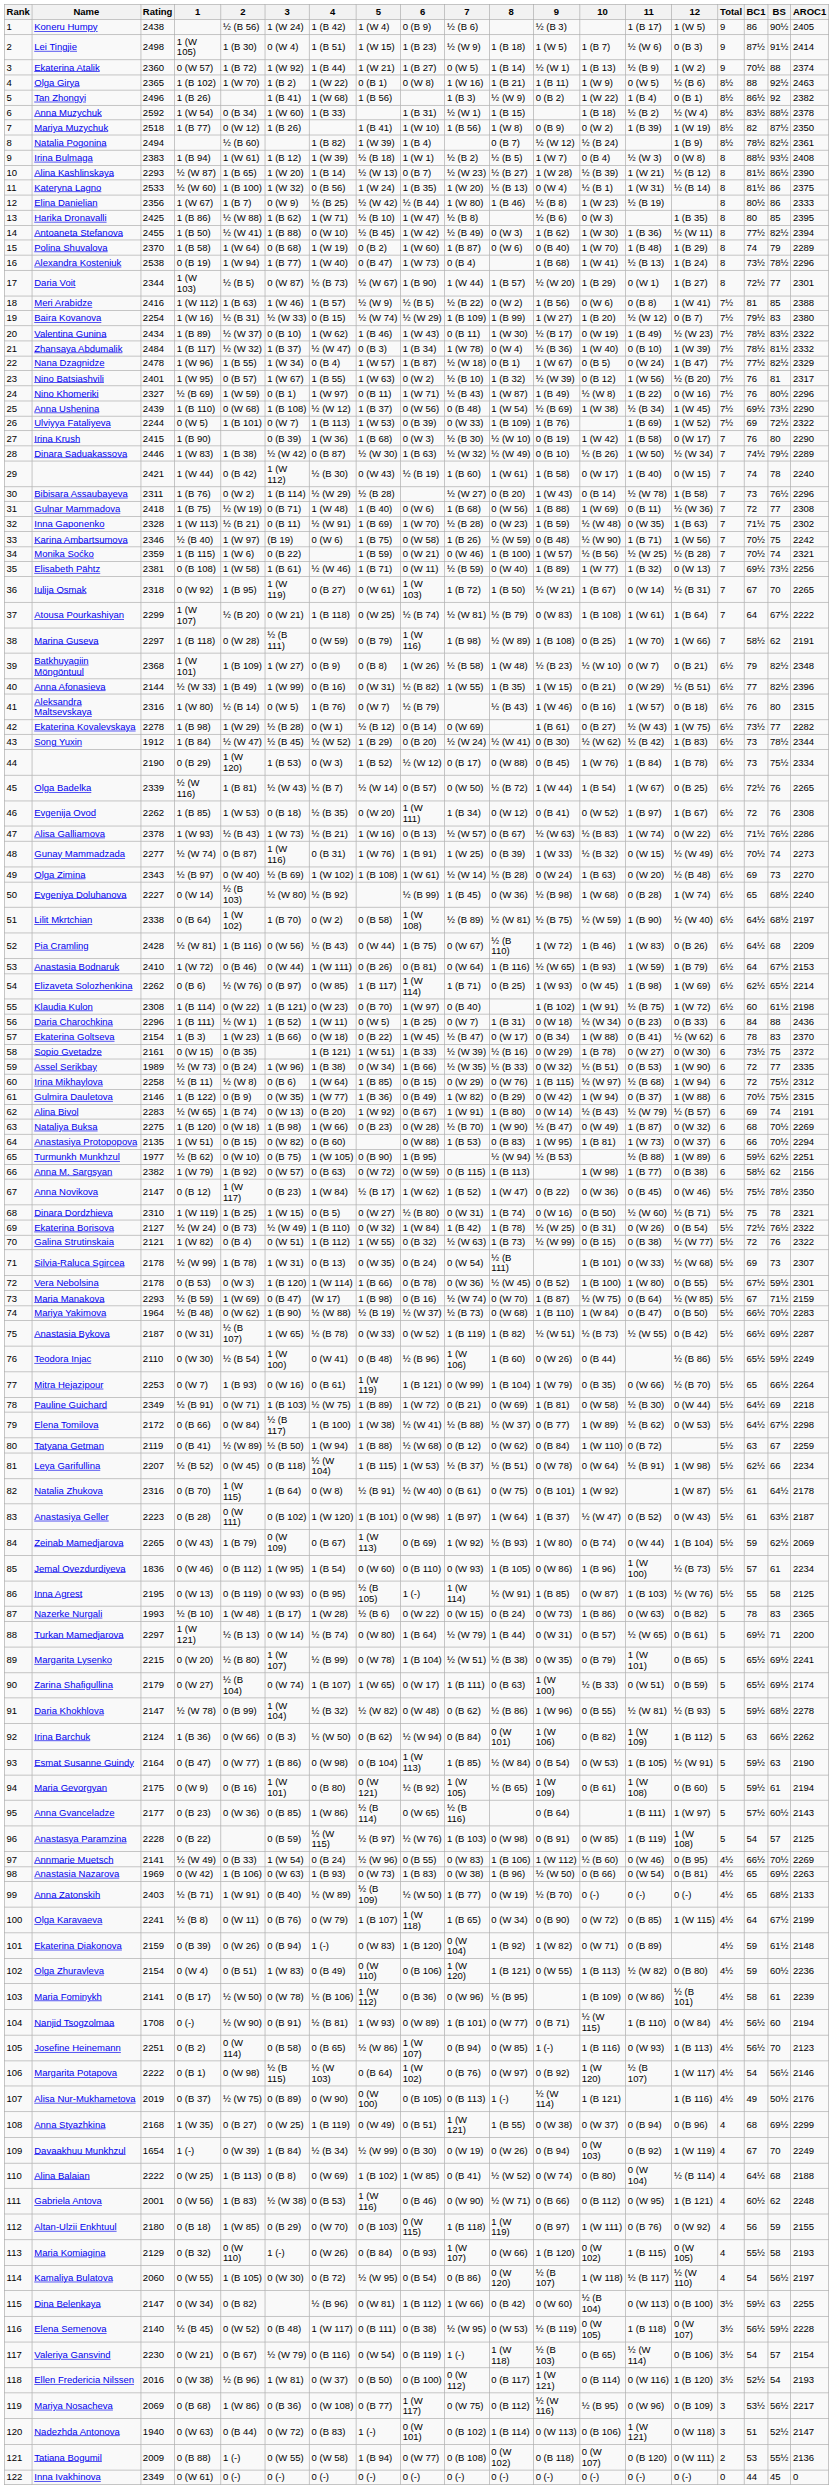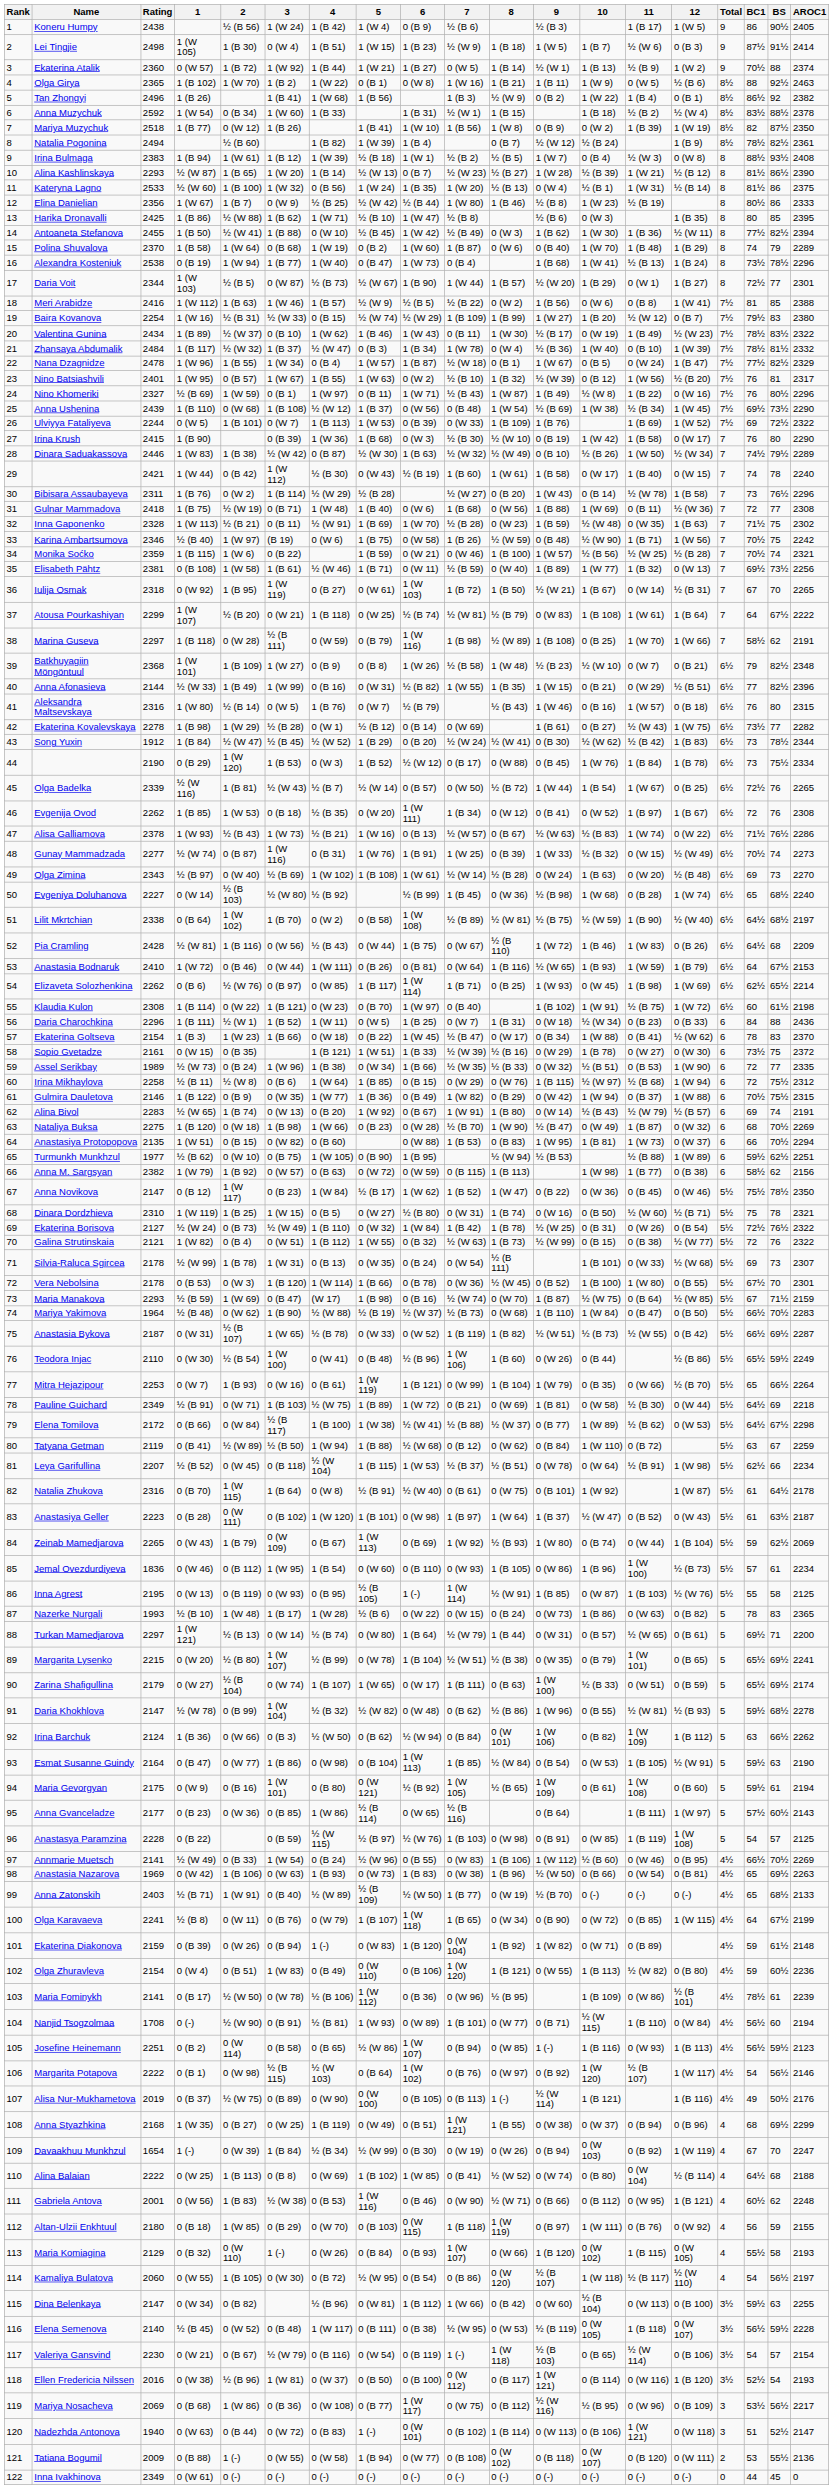(779, 1283) 59½ -> (775, 1283) 70
(752, 1997) 58 -> (756, 1997) 78½
(775, 2048) 70 -> (779, 2048) 59½
(803, 2150) 2249 -> (803, 2150) 2247
